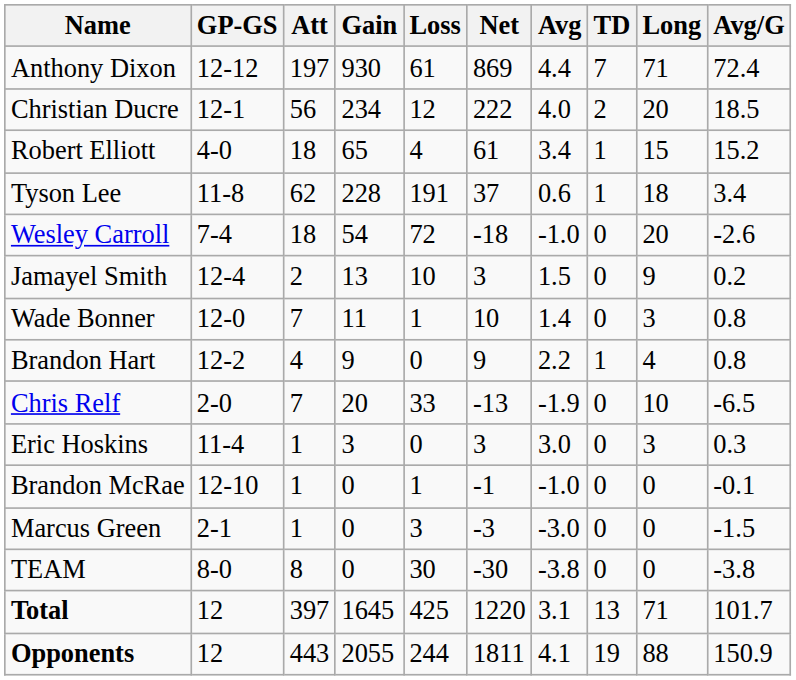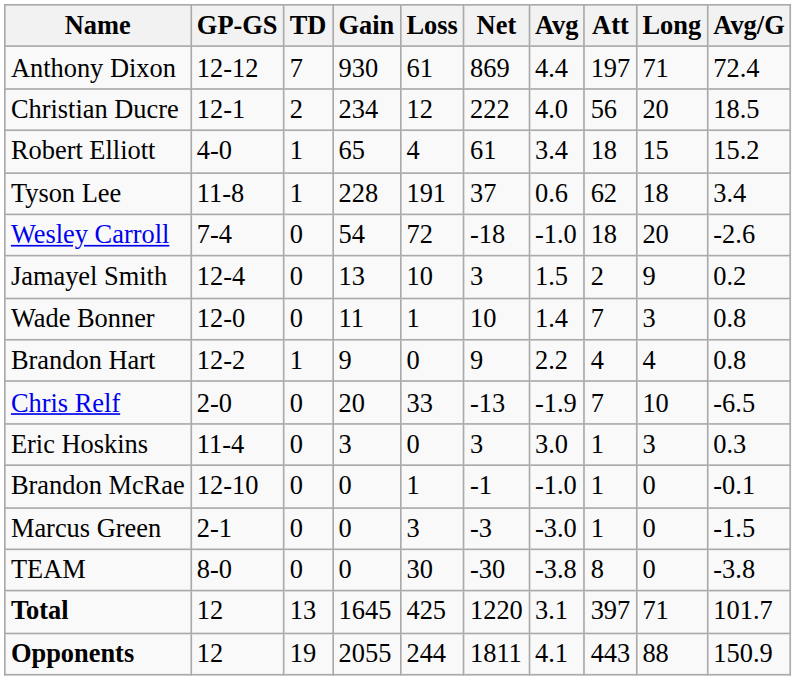columns swapped: (309, 25) <-> (612, 25)
